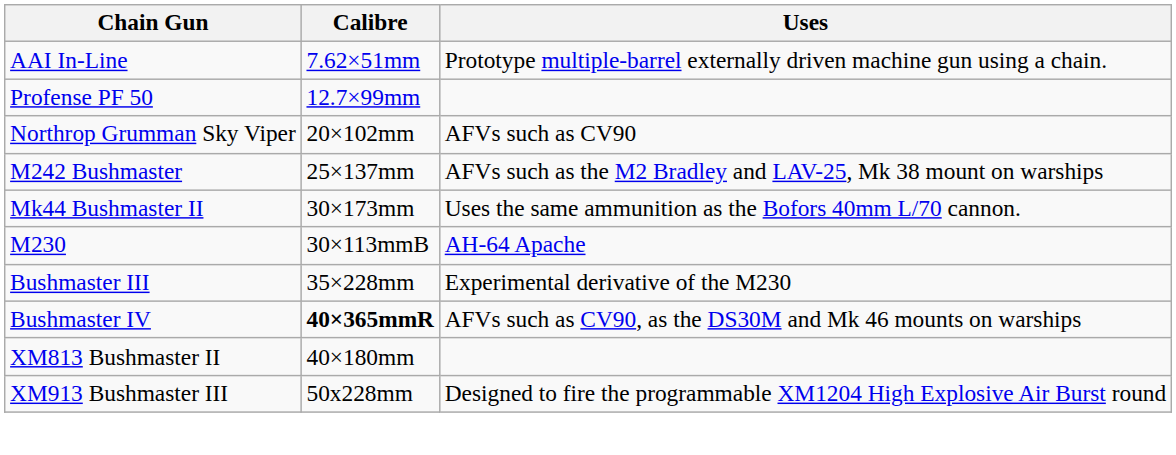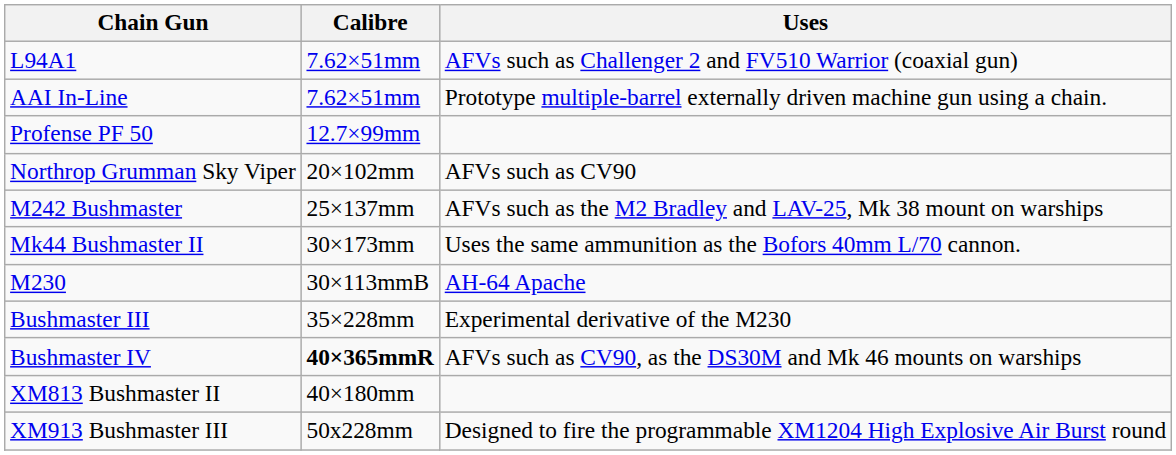+ row: (43, 60)
